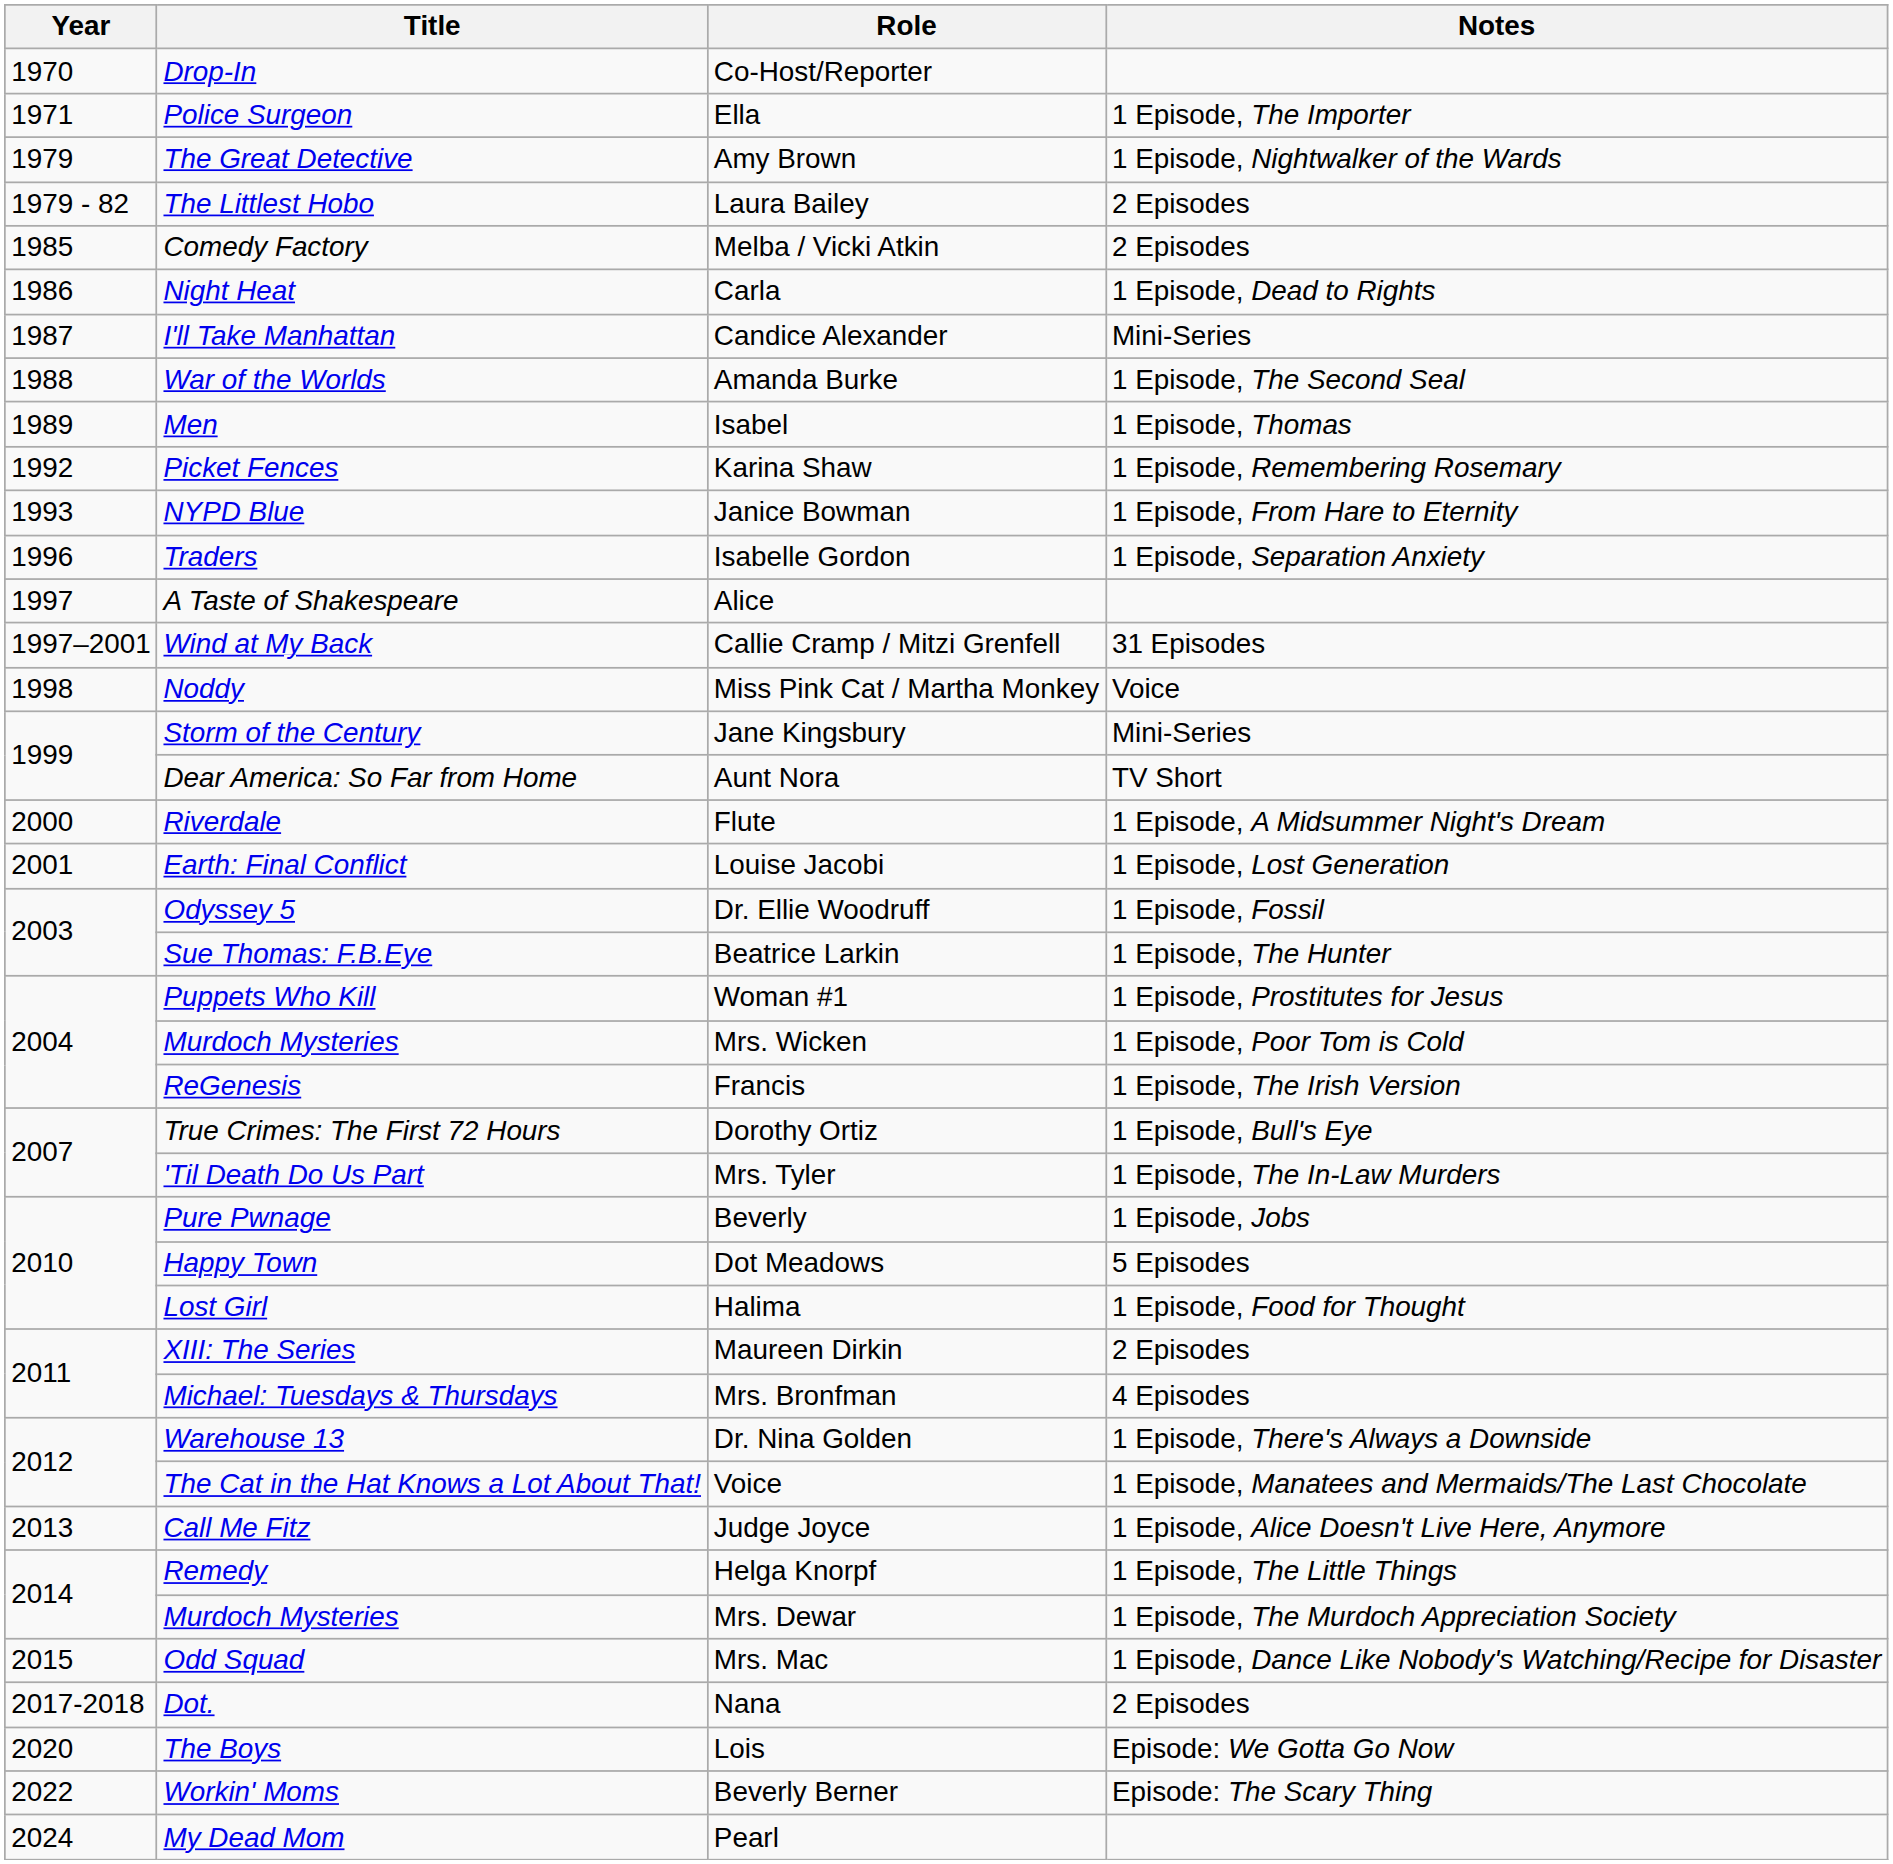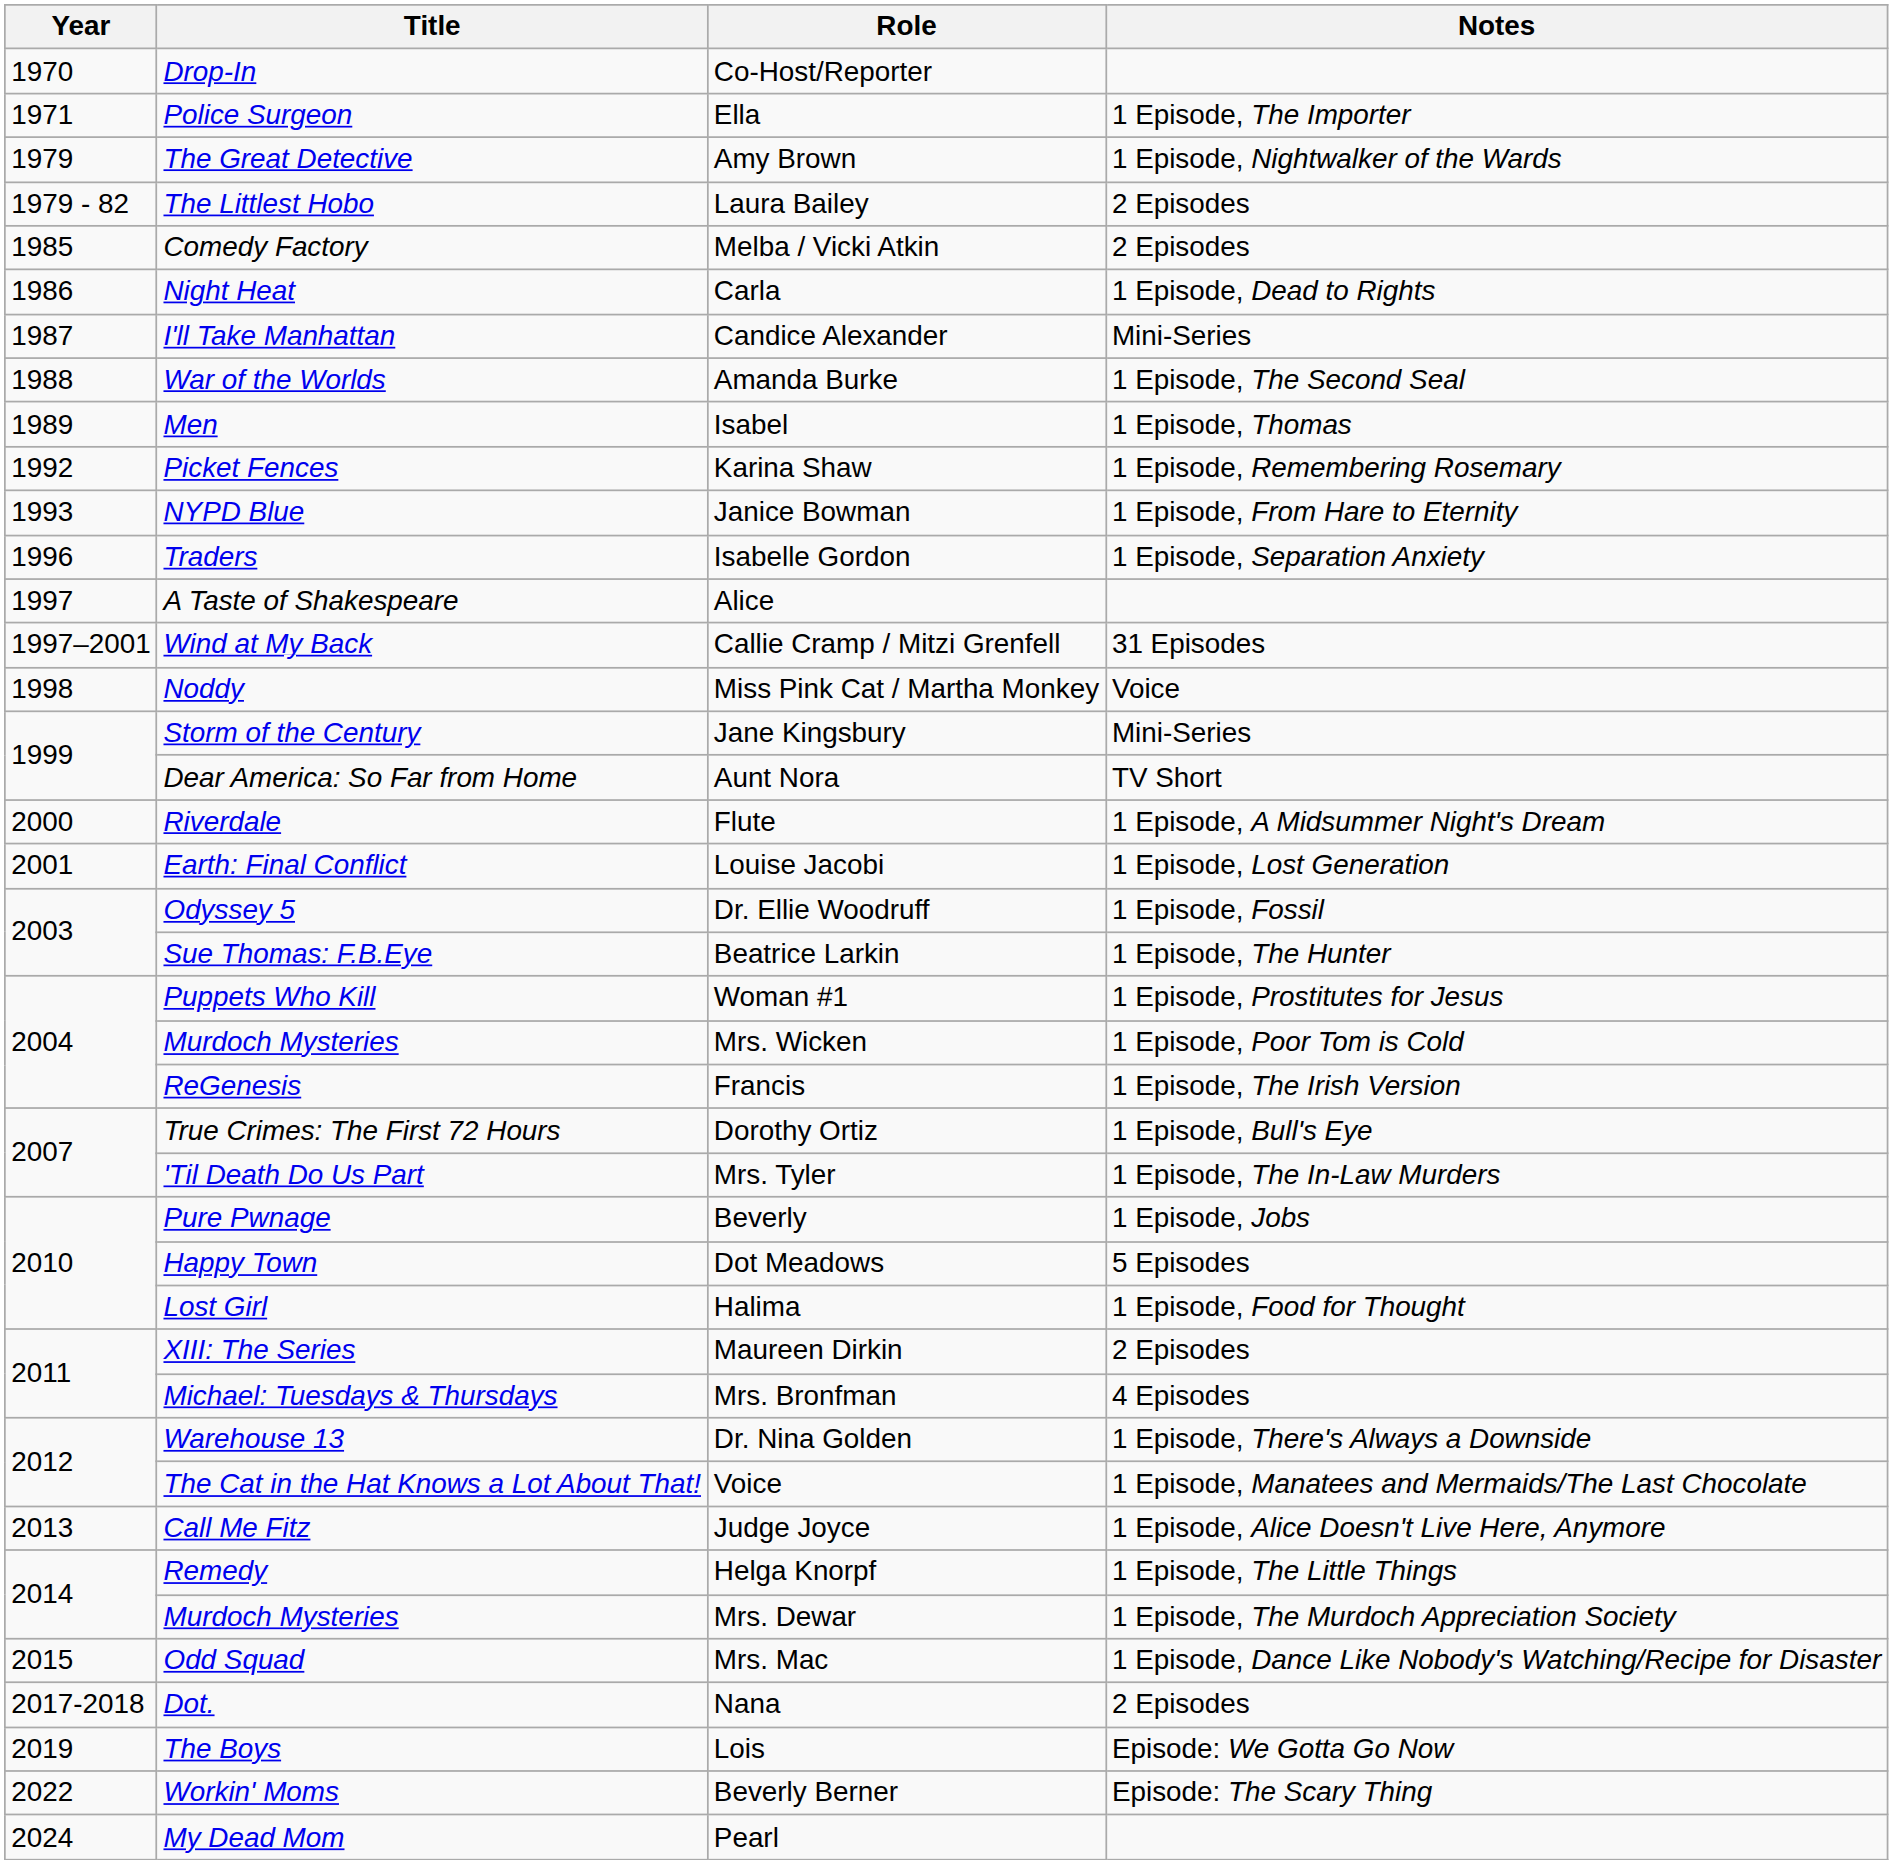(42, 1748) 2020 -> (42, 1748) 2019
